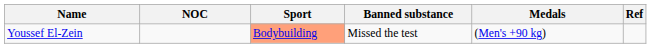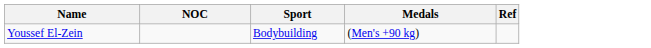- column: (408, 14)
(285, 33) lightsalmon background -> (285, 33) no background
